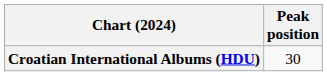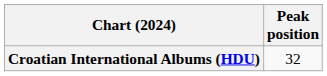(293, 58) 30 -> (293, 58) 32
